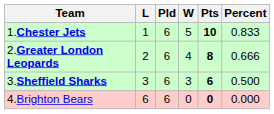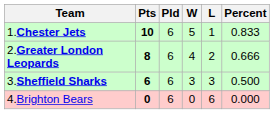columns swapped: (210, 13) <-> (146, 13)
